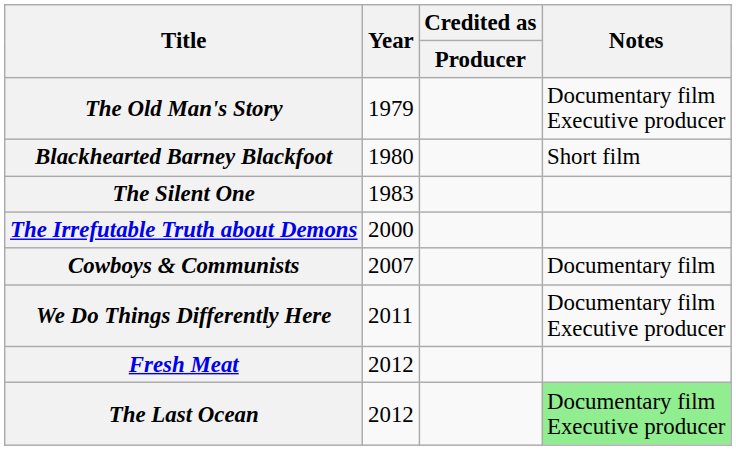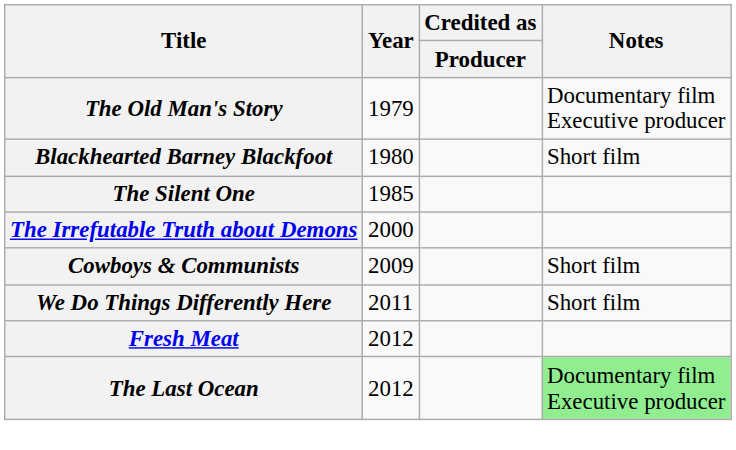(391, 193) 1983 -> (391, 193) 1985
(391, 266) 2007 -> (391, 266) 2009
(631, 266) Documentary film -> (594, 266) Short film
(636, 315) Documentary film Executive producer -> (594, 302) Short film
